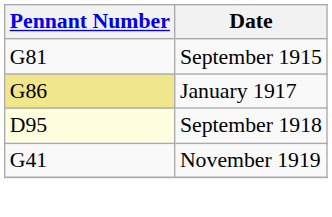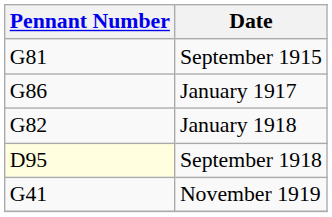(28, 90) khaki background -> (28, 90) no background
+ row: (238, 125)
